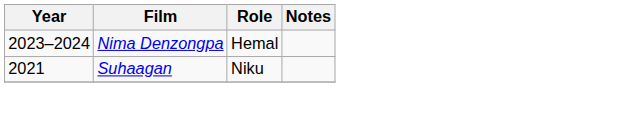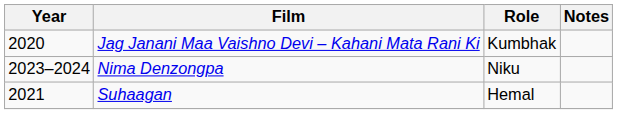+ row: (289, 43)
(255, 43) Hemal -> (504, 69) Niku
(247, 69) Niku -> (511, 95) Hemal
